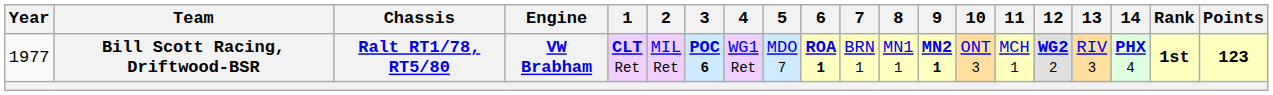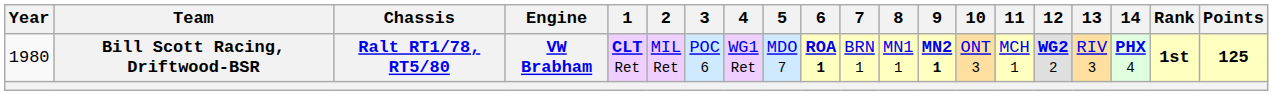(29, 57) 1977 -> (29, 57) 1980
(705, 57) bold -> (705, 57) normal
(1233, 57) 123 -> (1233, 57) 125
